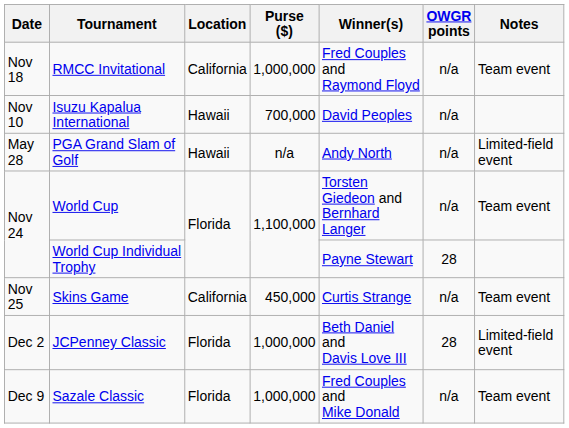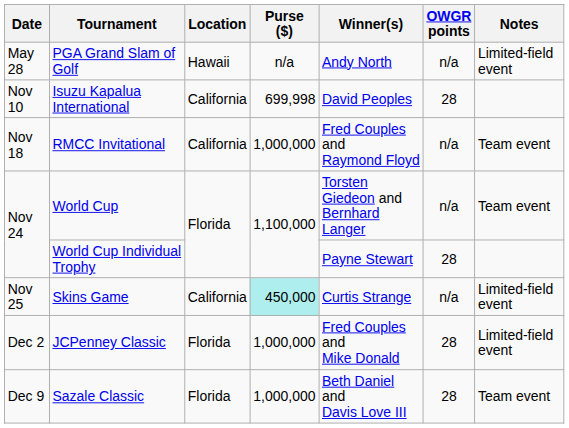rows swapped: (114, 153) <-> (109, 69)
(209, 115) Hawaii -> (217, 99) California
(290, 115) 700,000 -> (290, 99) 699,998
(449, 115) n/a -> (449, 99) 28
(290, 297) no background -> (290, 297) paleturquoise background
(514, 297) Team event -> (516, 297) Limited-field event
(364, 343) Beth Daniel and Davis Love III -> (364, 343) Fred Couples and Mike Donald
(364, 396) Fred Couples and Mike Donald -> (364, 396) Beth Daniel and Davis Love III
(449, 396) n/a -> (449, 396) 28
